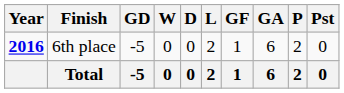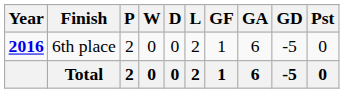columns swapped: (297, 18) <-> (137, 18)
